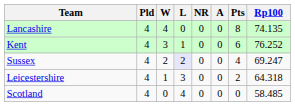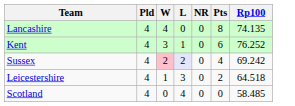- column: (220, 12)
(165, 61) no background -> (165, 61) pink background
(269, 61) 69.247 -> (251, 61) 69.242
(269, 77) 64.318 -> (251, 77) 64.518
